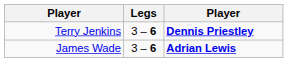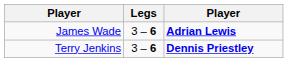rows swapped: (88, 31) <-> (89, 48)
